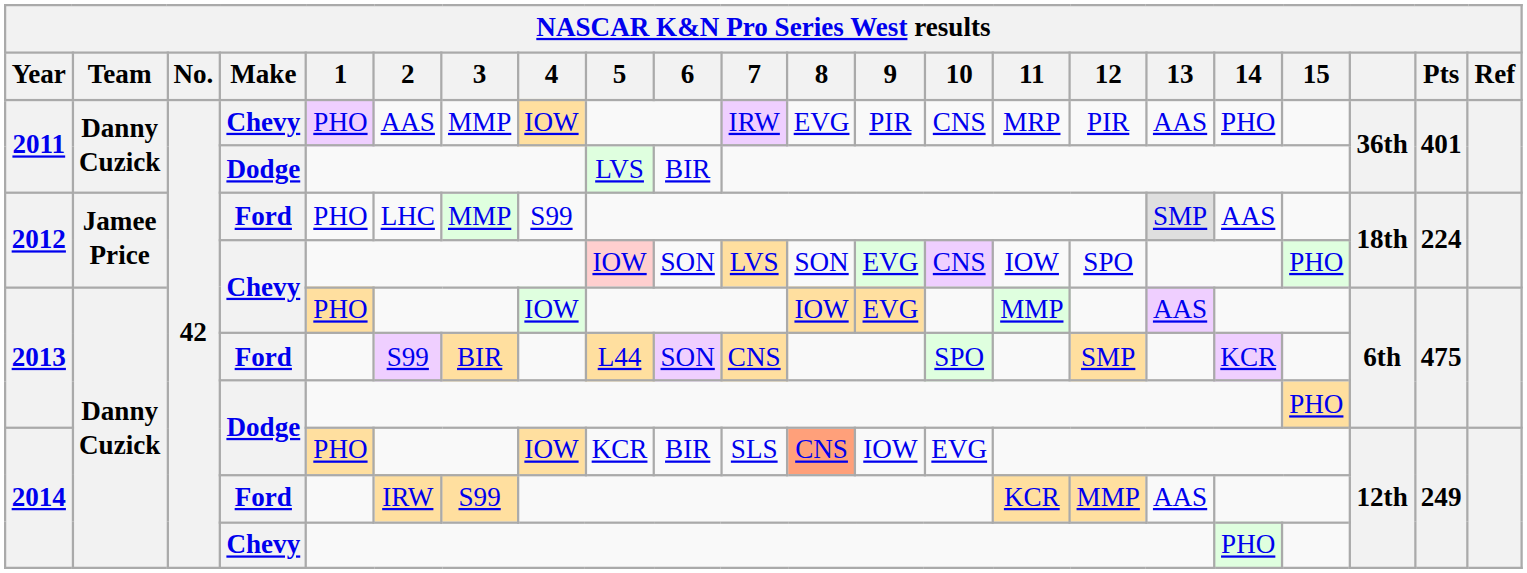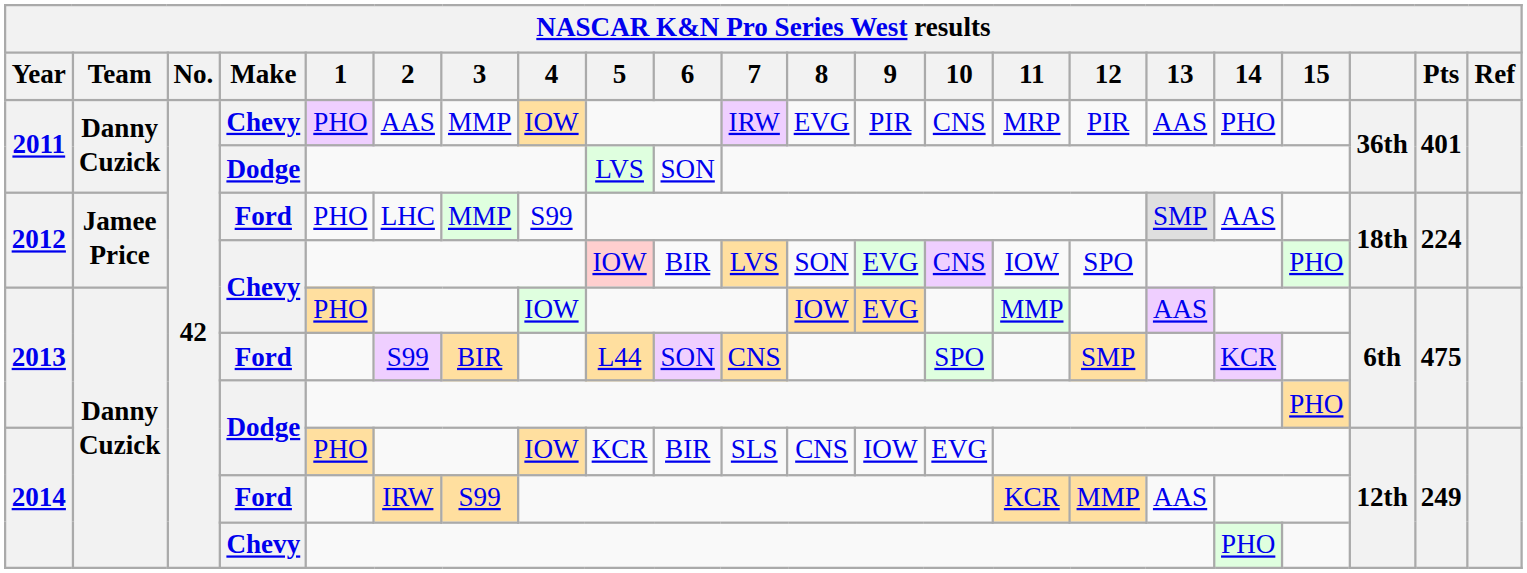(688, 168) BIR -> (688, 168) SON
(688, 262) SON -> (688, 262) BIR
(822, 450) lightsalmon background -> (822, 450) no background
